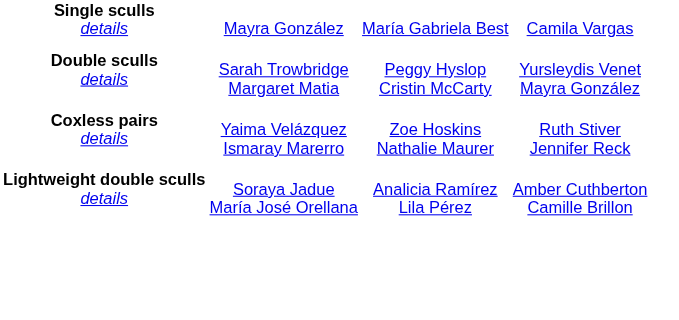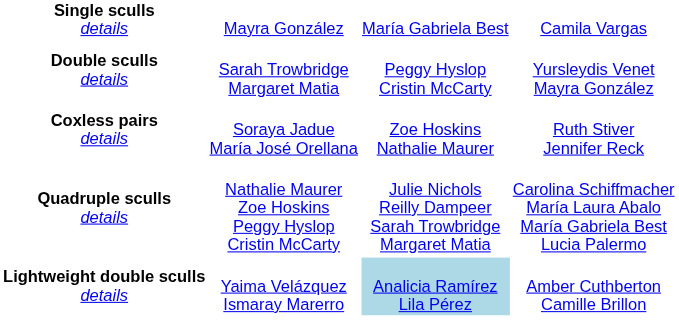(284, 139) Yaima Velázquez Ismaray Marerro -> (284, 139) Soraya Jadue María José Orellana
+ row: (104, 208)
(284, 198) Soraya Jadue María José Orellana -> (284, 295) Yaima Velázquez Ismaray Marerro
(435, 198) no background -> (435, 295) lightblue background
